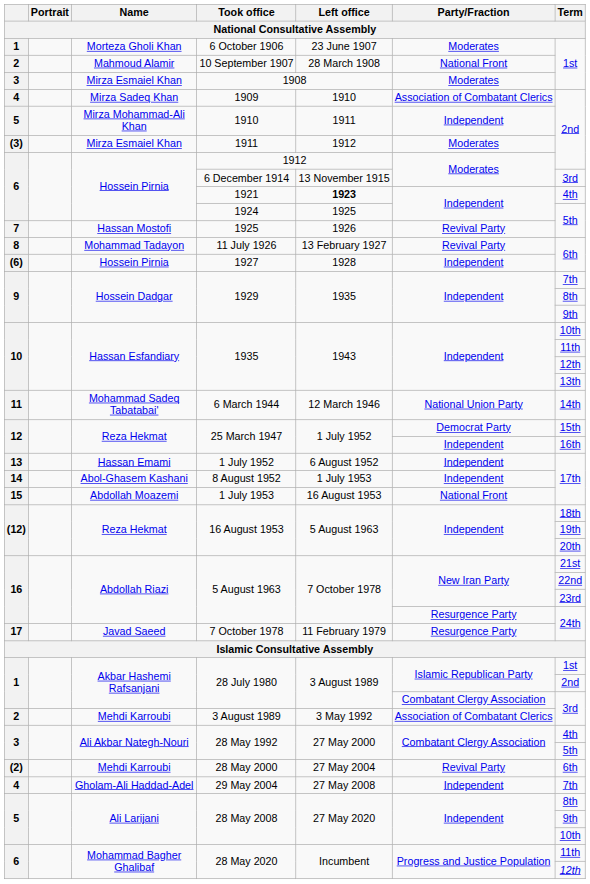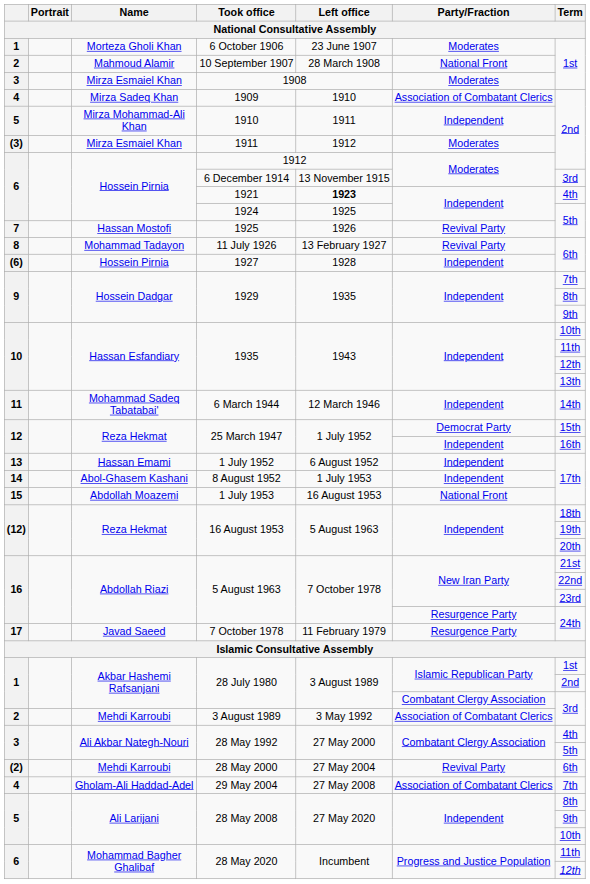(474, 405) National Union Party -> (474, 405) Independent
(474, 785) Independent -> (474, 785) Association of Combatant Clerics
